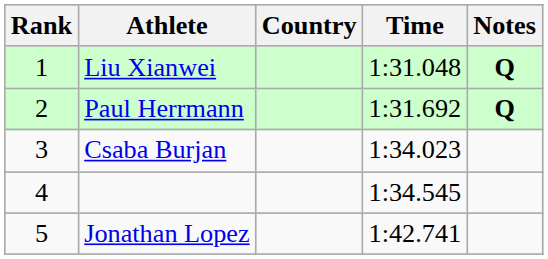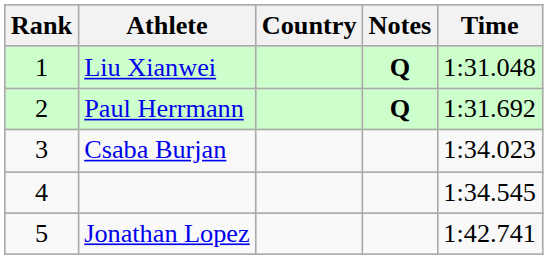columns swapped: (415, 25) <-> (505, 25)
